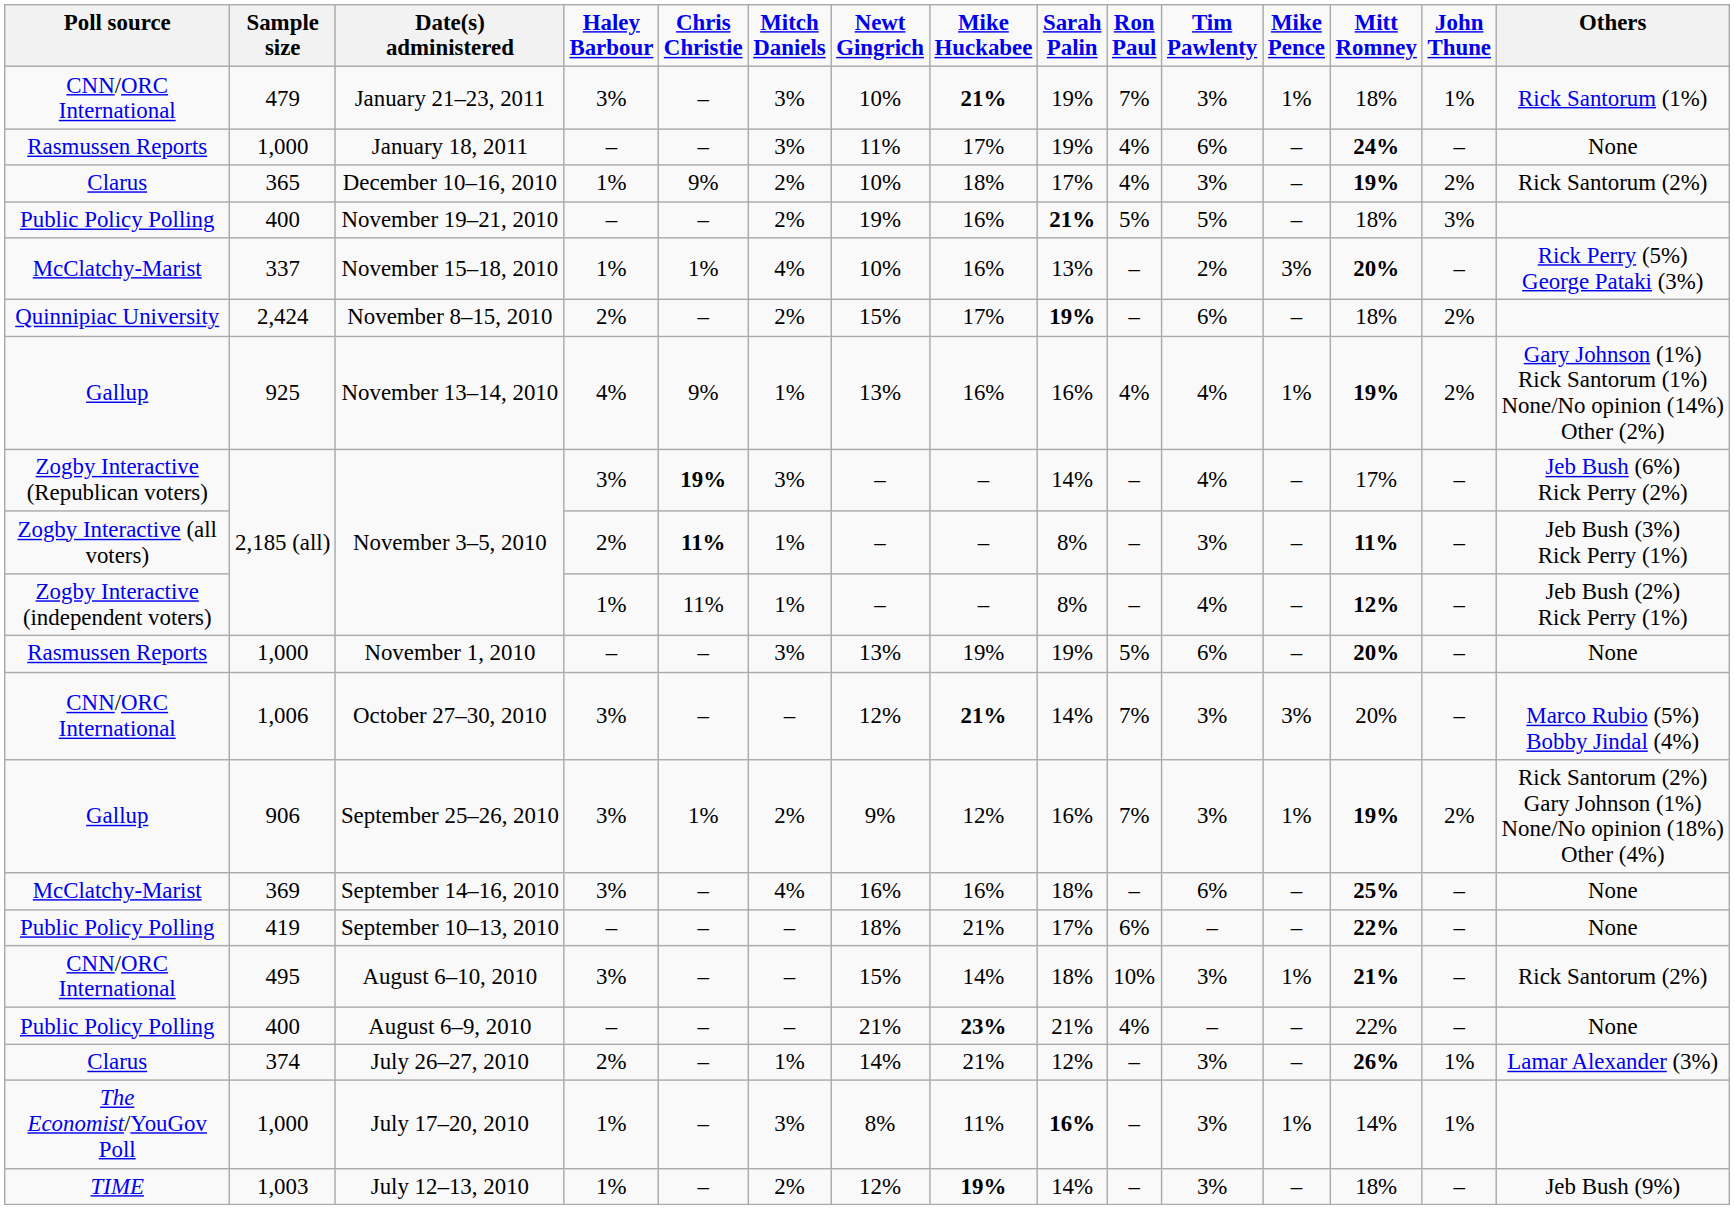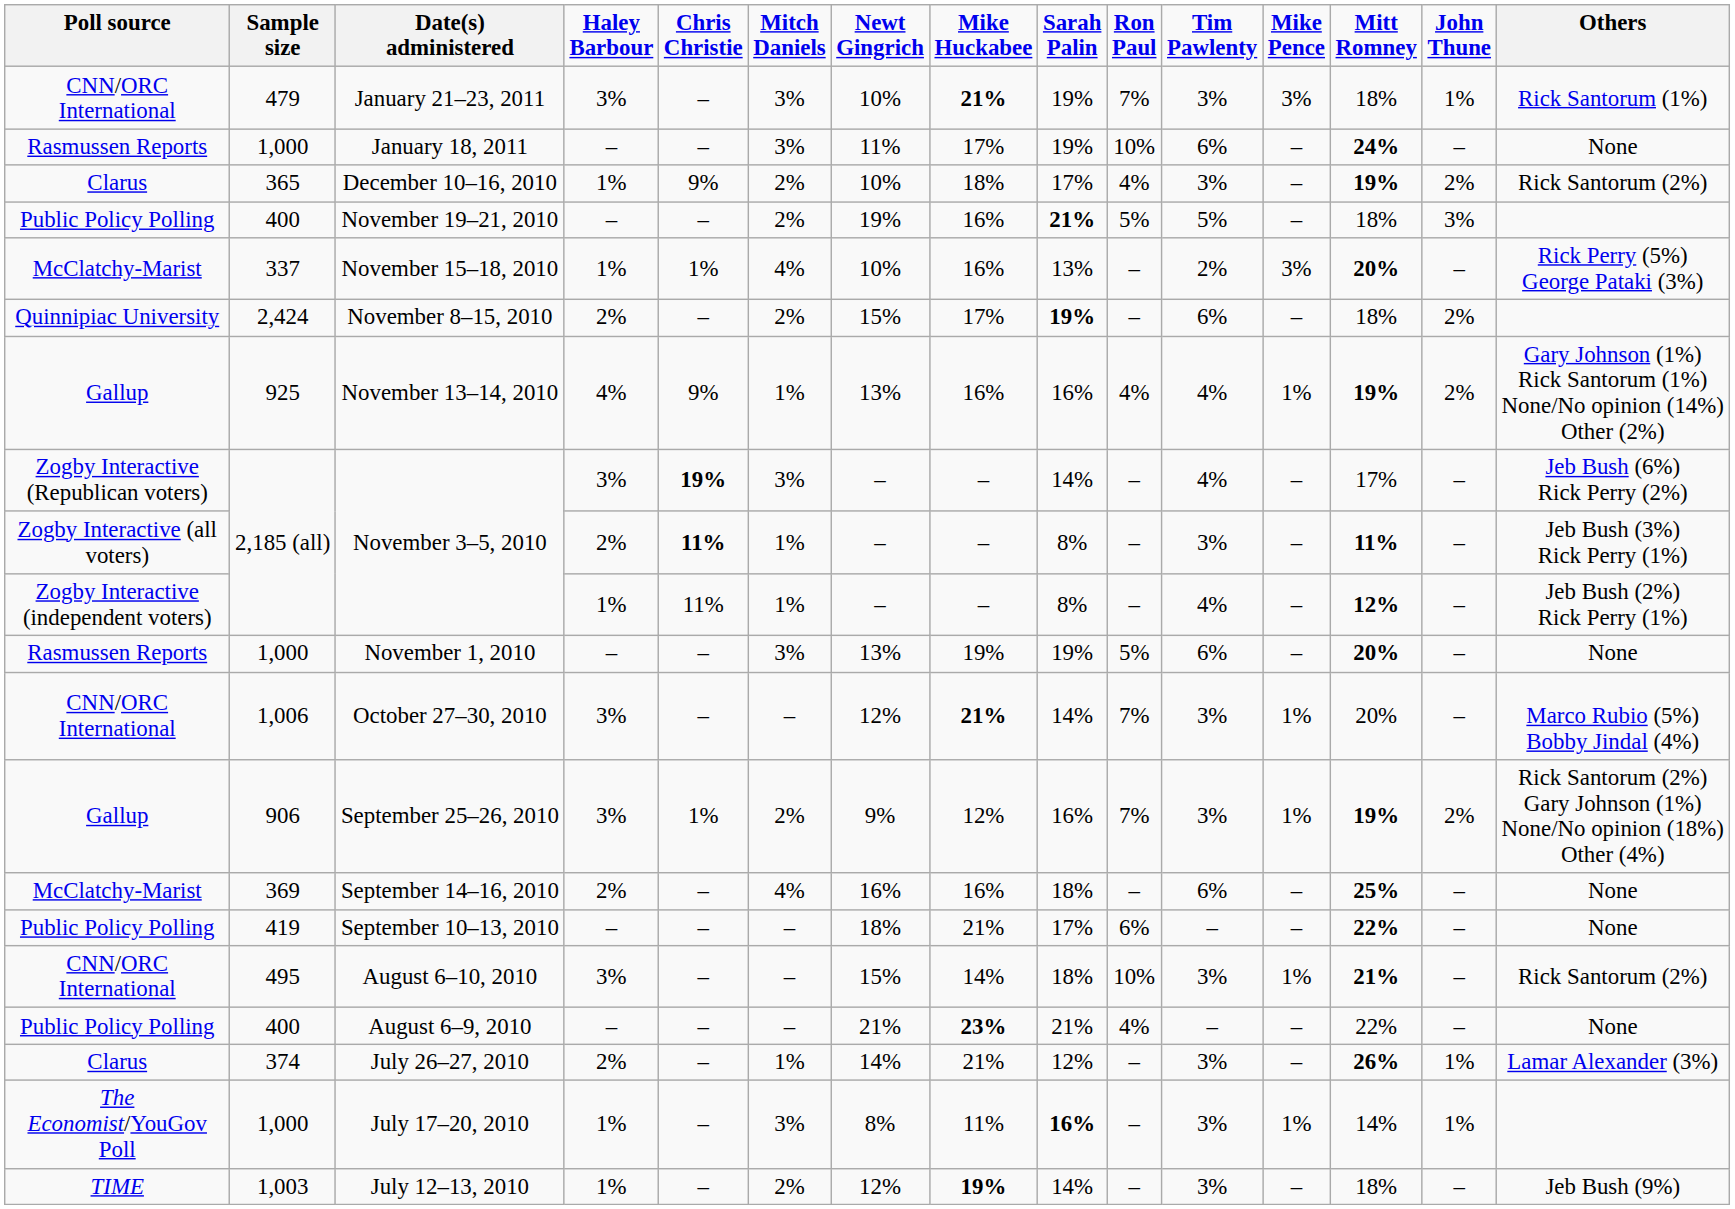(1296, 97) 1% -> (1296, 97) 3%
(1134, 146) 4% -> (1134, 146) 10%
(1296, 715) 3% -> (1296, 715) 1%
(611, 891) 3% -> (611, 891) 2%
